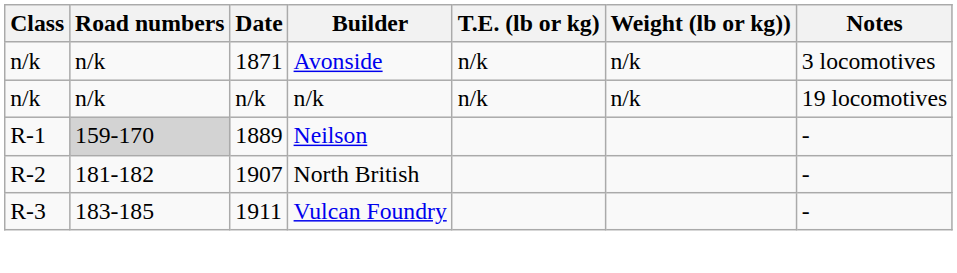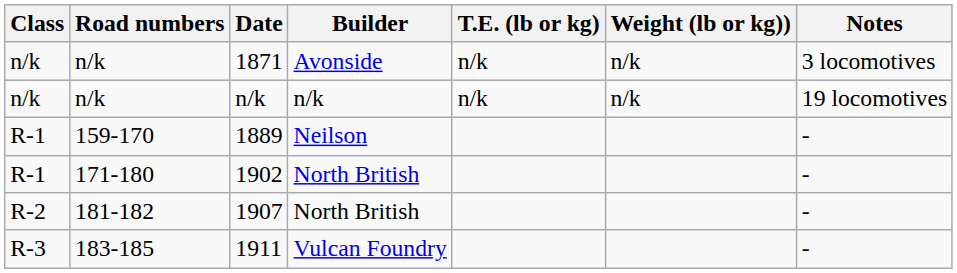(115, 135) lightgrey background -> (115, 135) no background
+ row: (259, 173)
